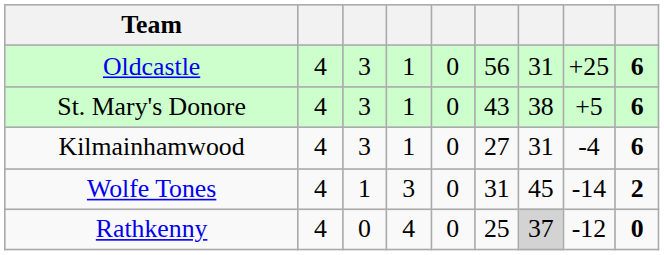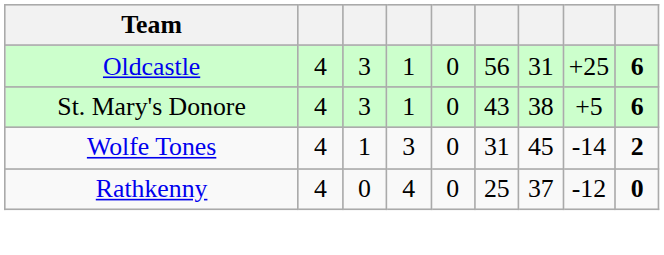- row: (152, 147)
(541, 229) lightgrey background -> (541, 188) no background
